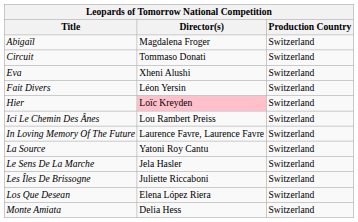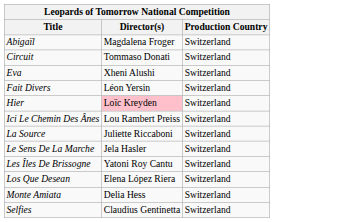- row: (71, 133)
(174, 149) Yatoni Roy Cantu -> (138, 133) Juliette Riccaboni
(174, 179) Juliette Riccaboni -> (138, 164) Yatoni Roy Cantu
+ row: (19, 210)
